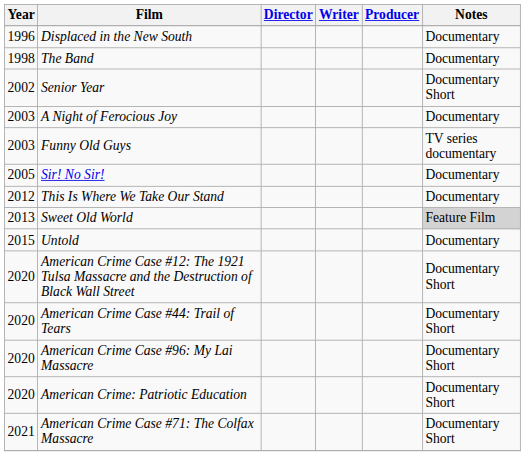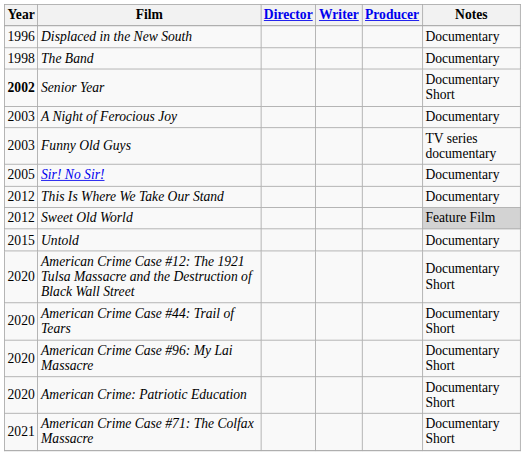(21, 87) normal -> (21, 87) bold
(21, 218) 2013 -> (21, 218) 2012
